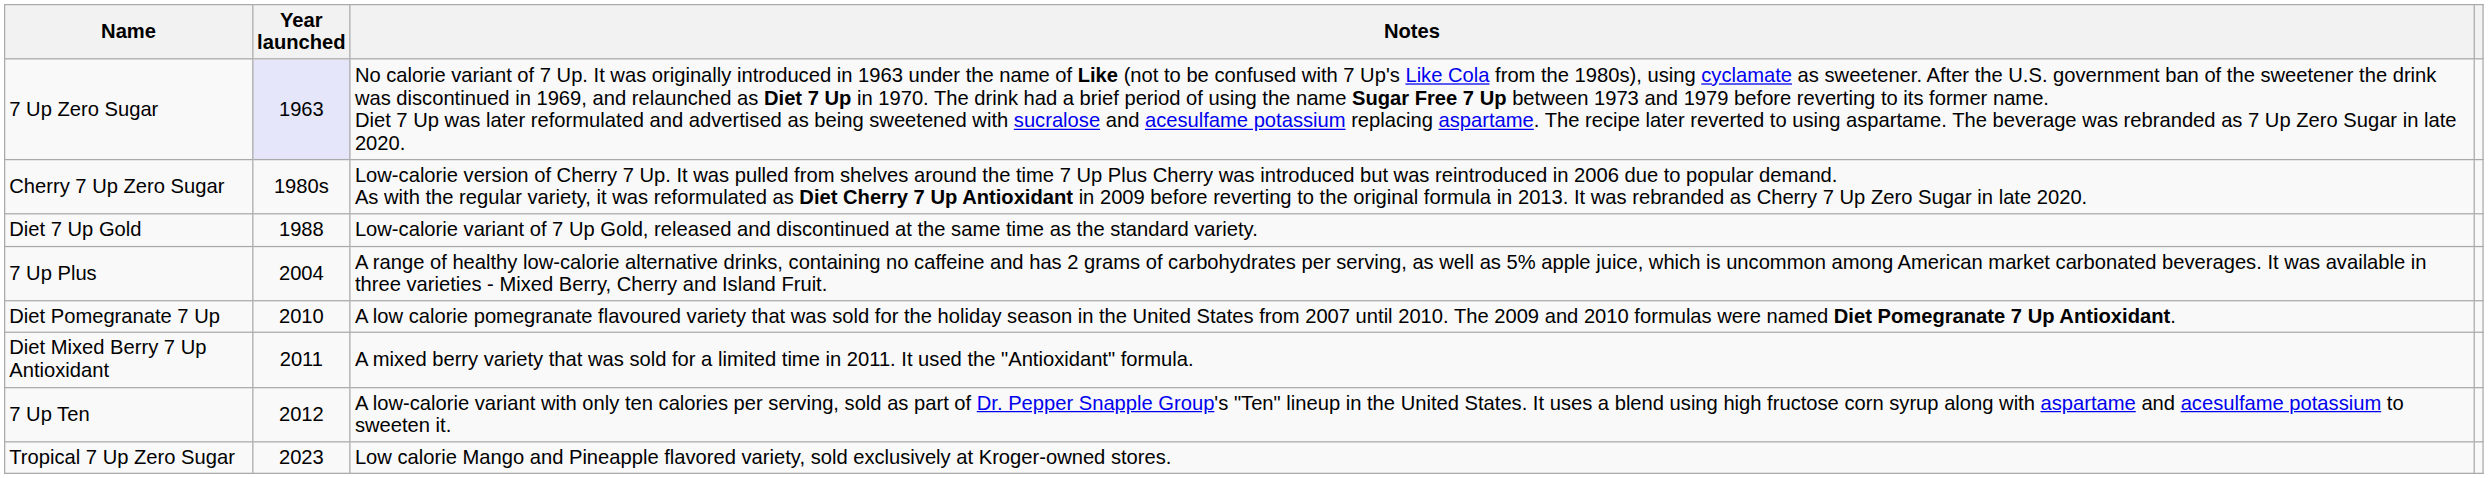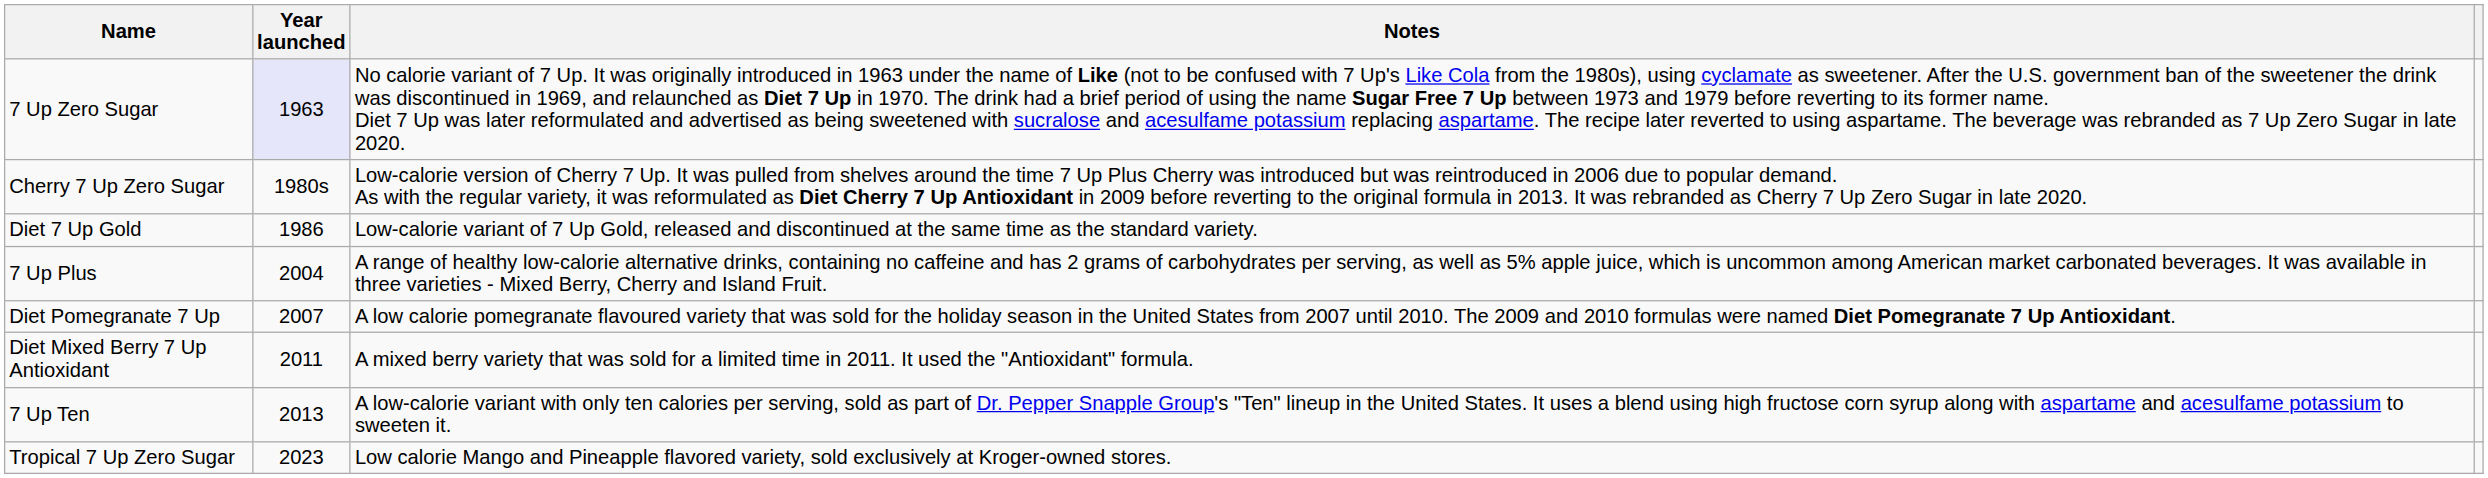(301, 229) 1988 -> (301, 229) 1986
(301, 316) 2010 -> (301, 316) 2007
(301, 414) 2012 -> (301, 414) 2013
